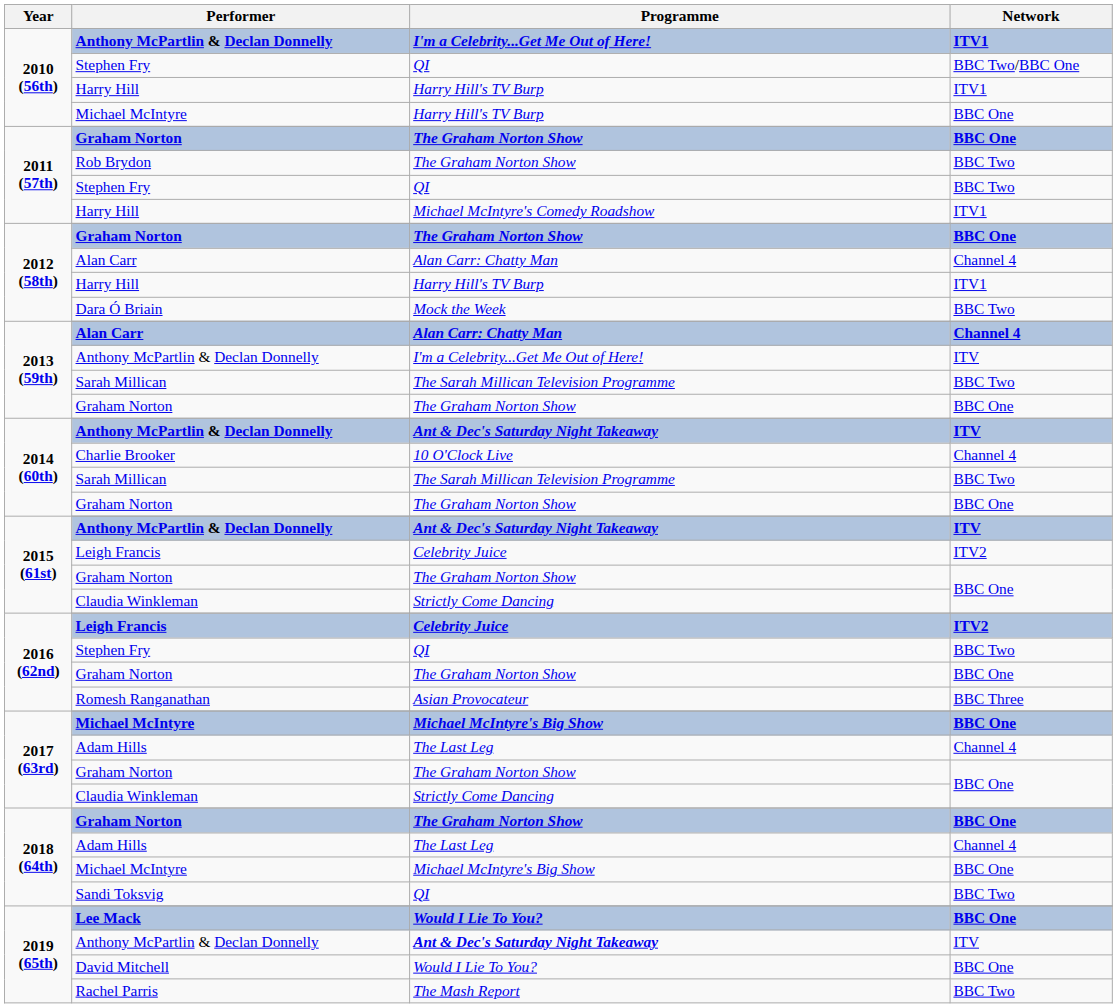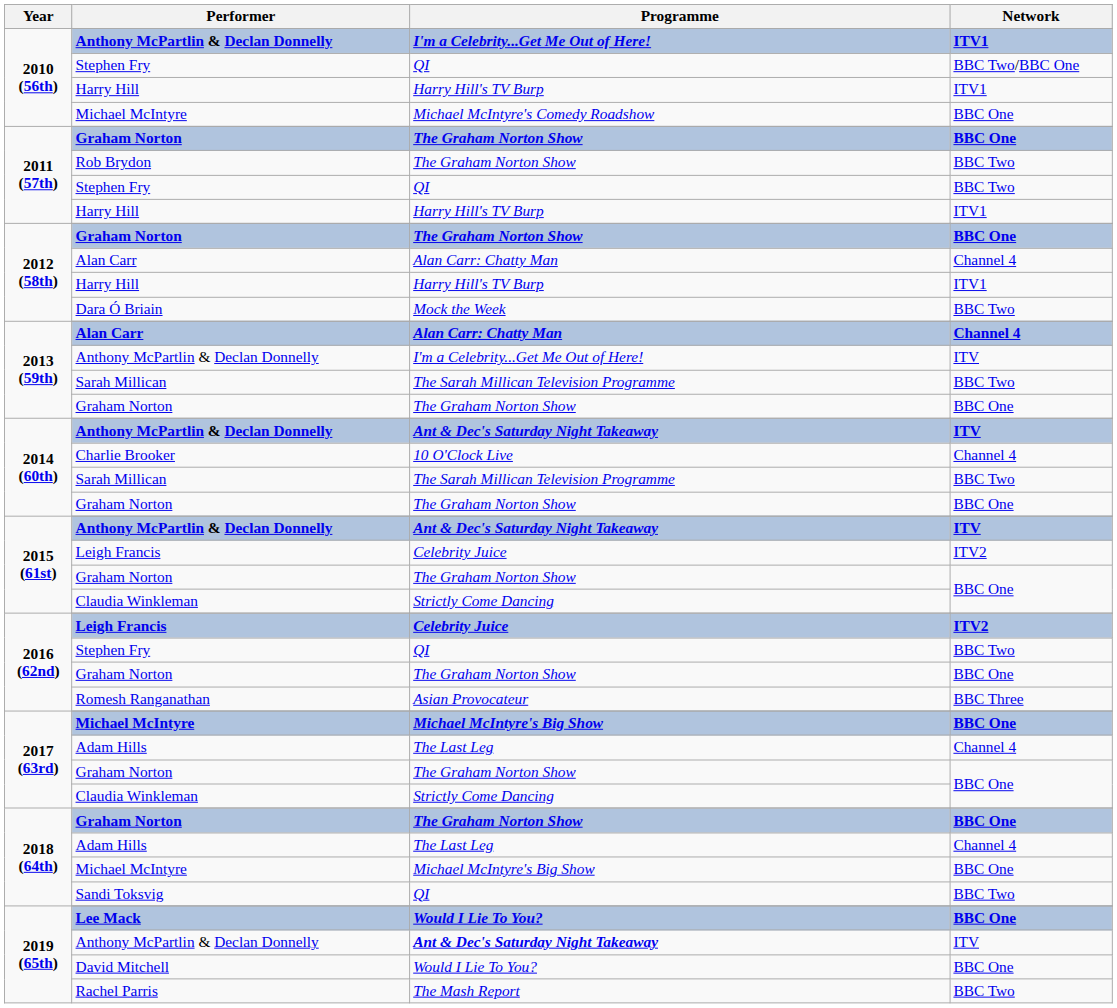(478, 114) Harry Hill's TV Burp -> (534, 114) Michael McIntyre's Comedy Roadshow
(534, 211) Michael McIntyre's Comedy Roadshow -> (478, 211) Harry Hill's TV Burp
